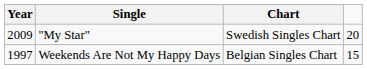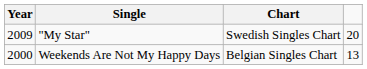(20, 54) 1997 -> (20, 54) 2000
(353, 54) 15 -> (353, 54) 13
